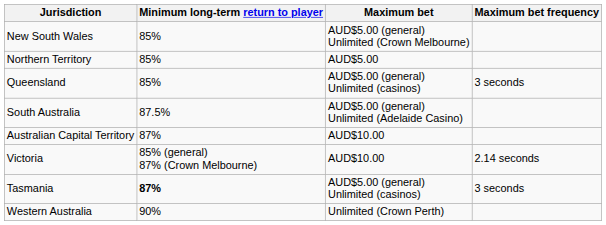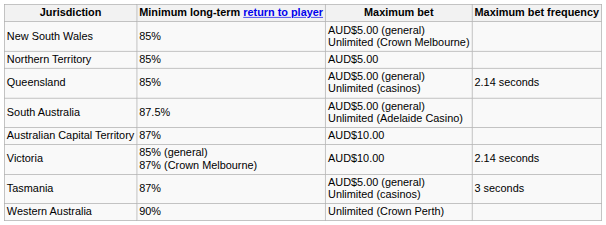(499, 83) 3 seconds -> (507, 83) 2.14 seconds
(150, 188) bold -> (150, 188) normal
